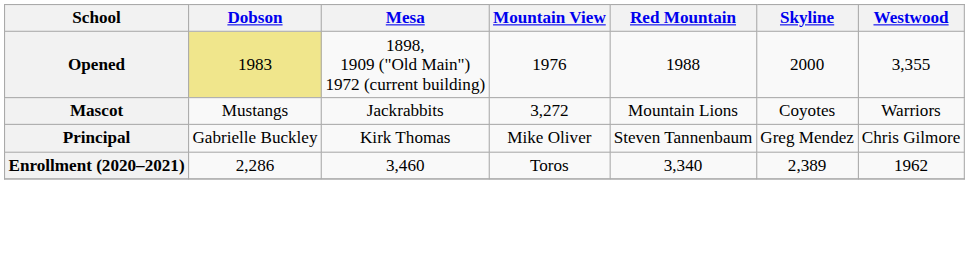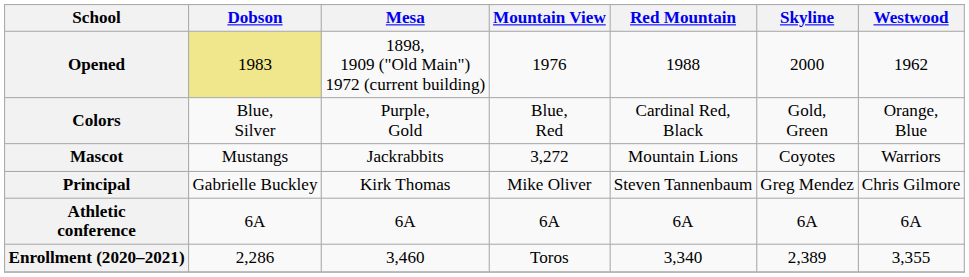(911, 64) 3,355 -> (911, 64) 1962
+ row: (97, 120)
+ row: (97, 221)
(911, 165) 1962 -> (911, 258) 3,355
